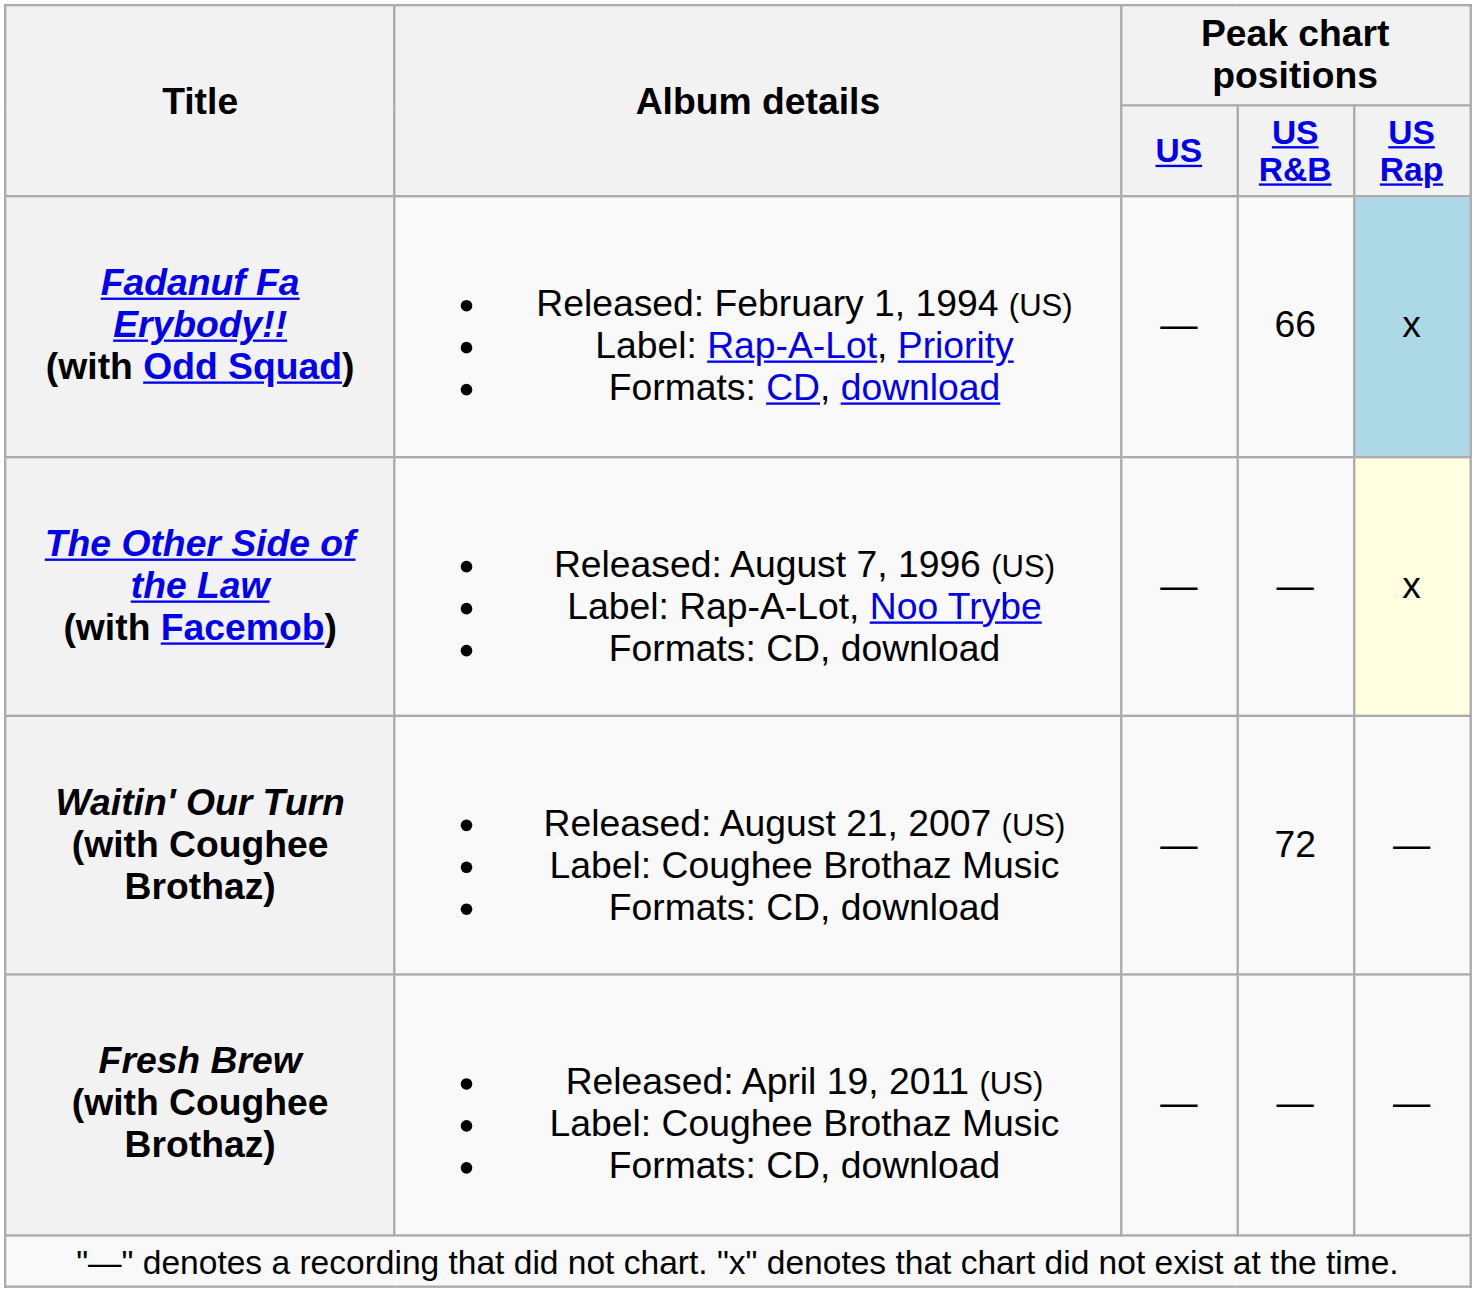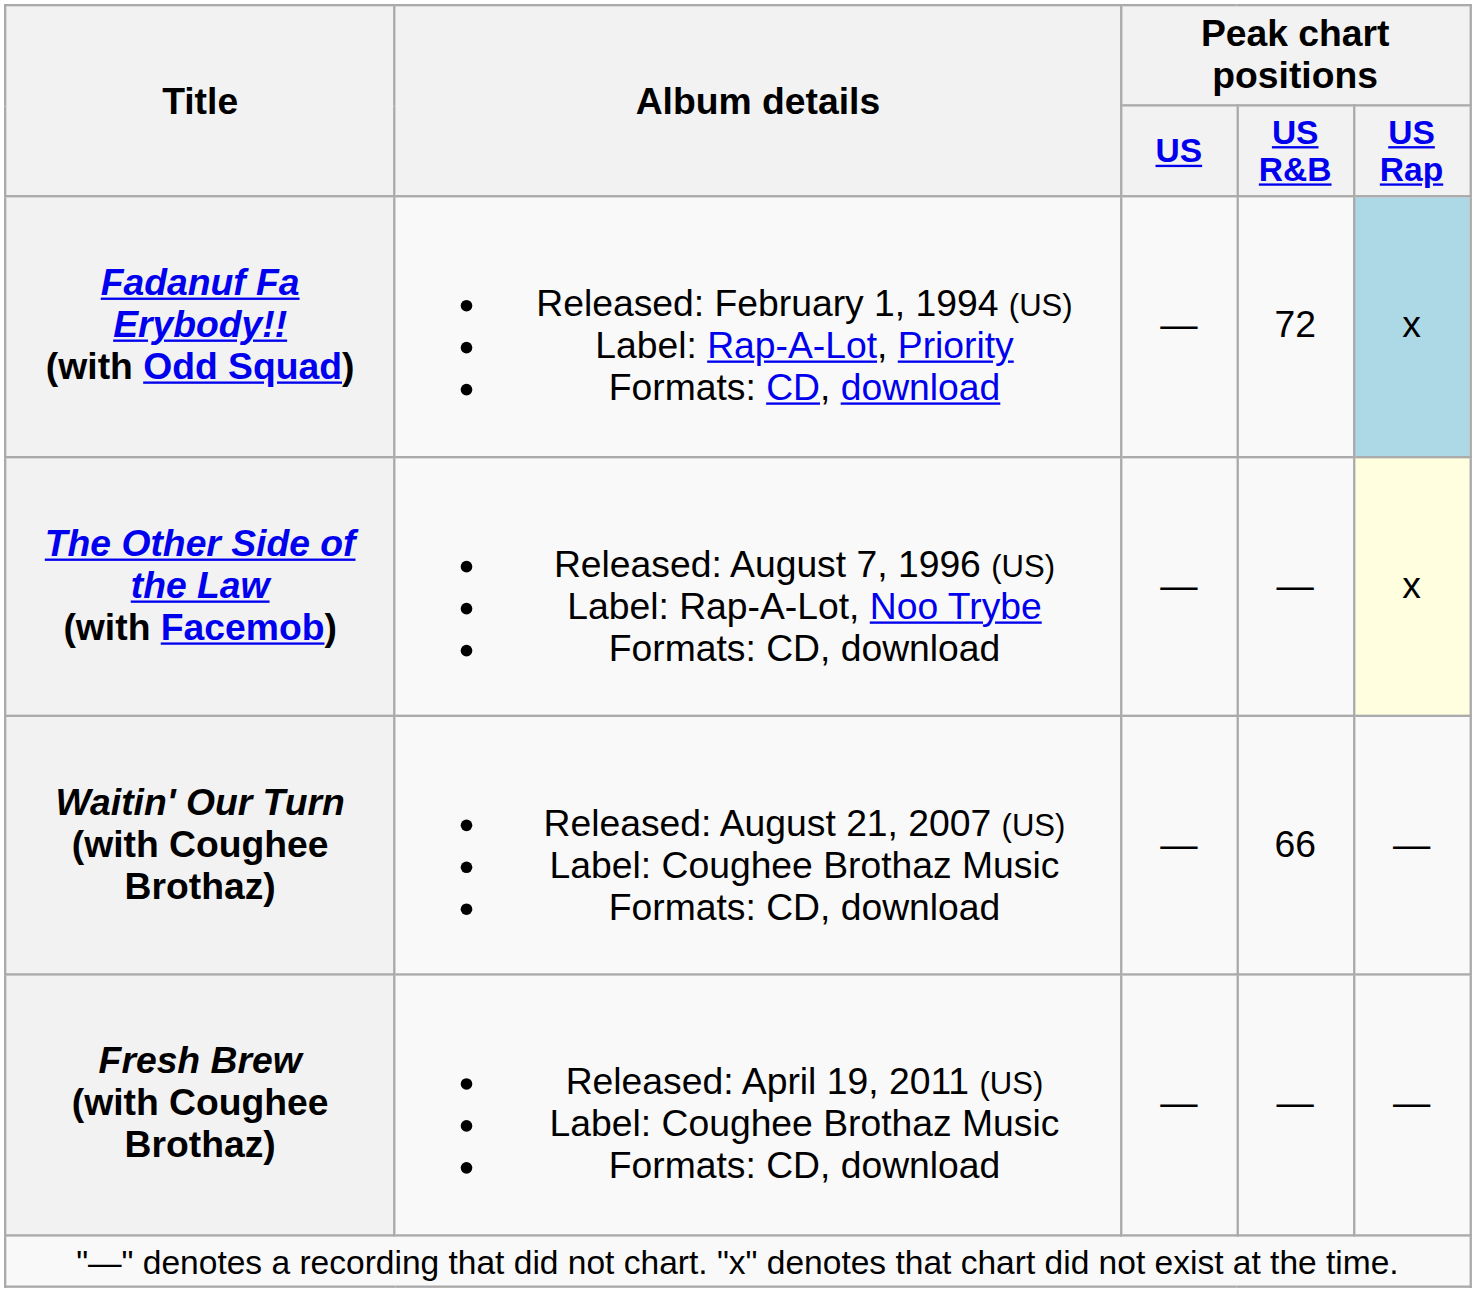(1295, 325) 66 -> (1295, 325) 72
(1295, 844) 72 -> (1295, 844) 66
